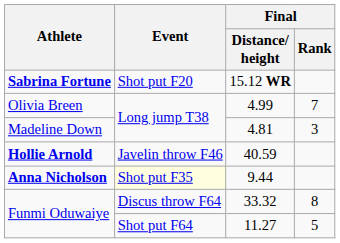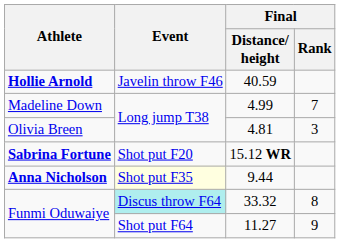rows swapped: (260, 153) <-> (260, 82)
(45, 106) Olivia Breen -> (55, 106) Madeline Down
(55, 130) Madeline Down -> (45, 130) Olivia Breen
(169, 201) no background -> (169, 201) paleturquoise background
(315, 225) 5 -> (315, 225) 9
